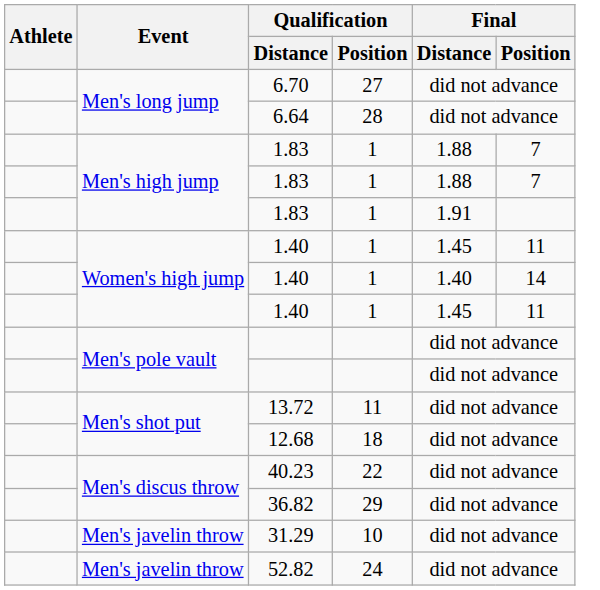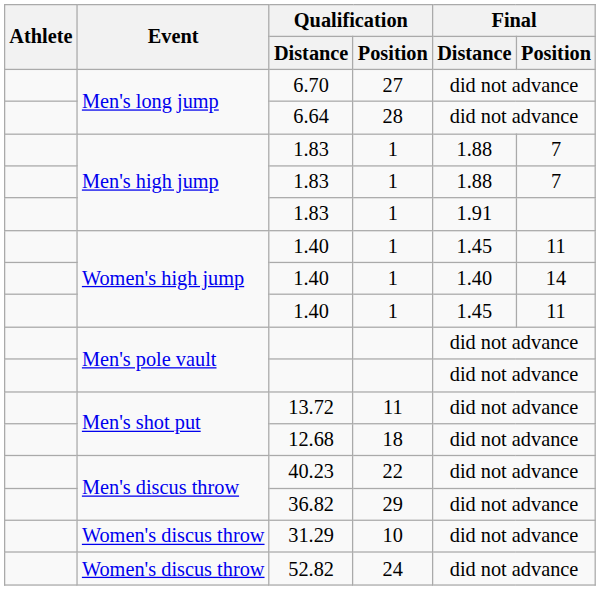(163, 536) Men's javelin throw -> (173, 536) Women's discus throw
(163, 568) Men's javelin throw -> (173, 568) Women's discus throw
